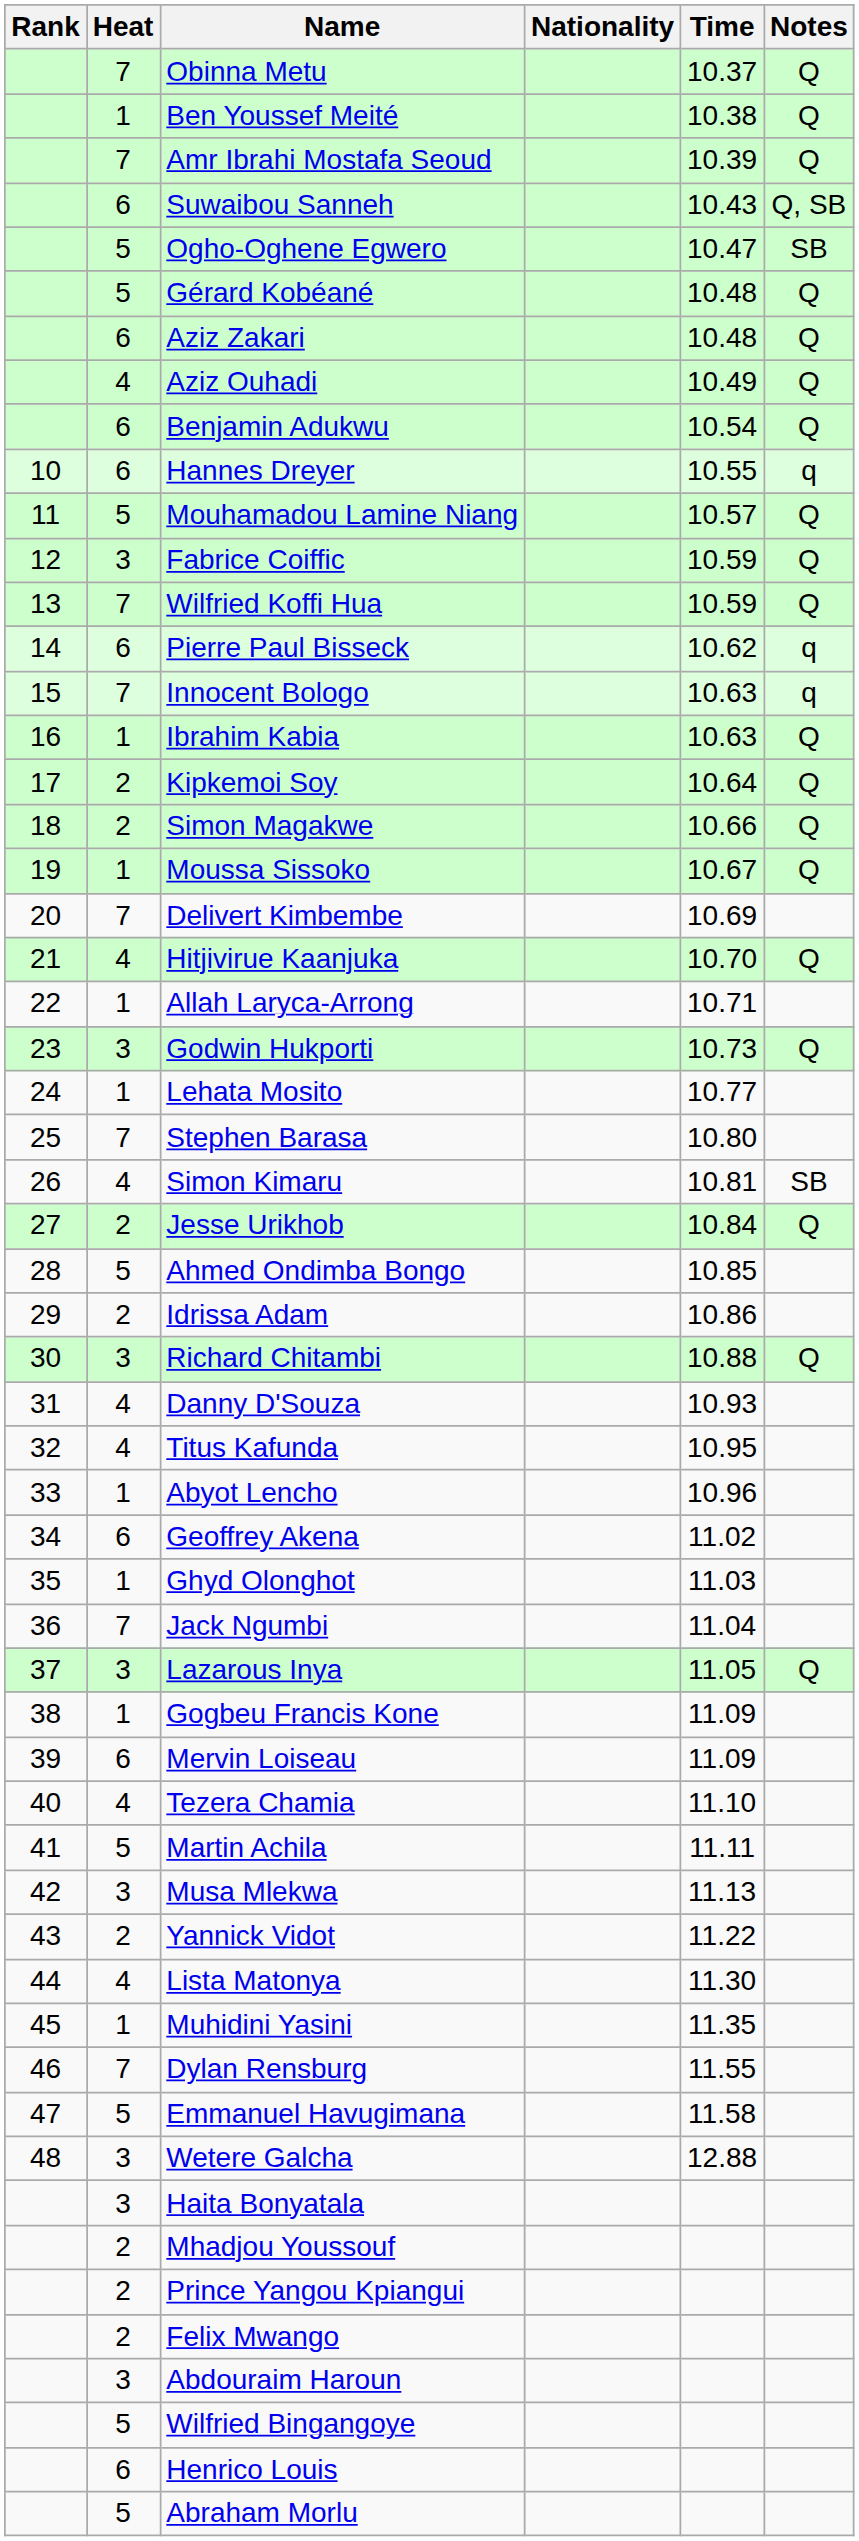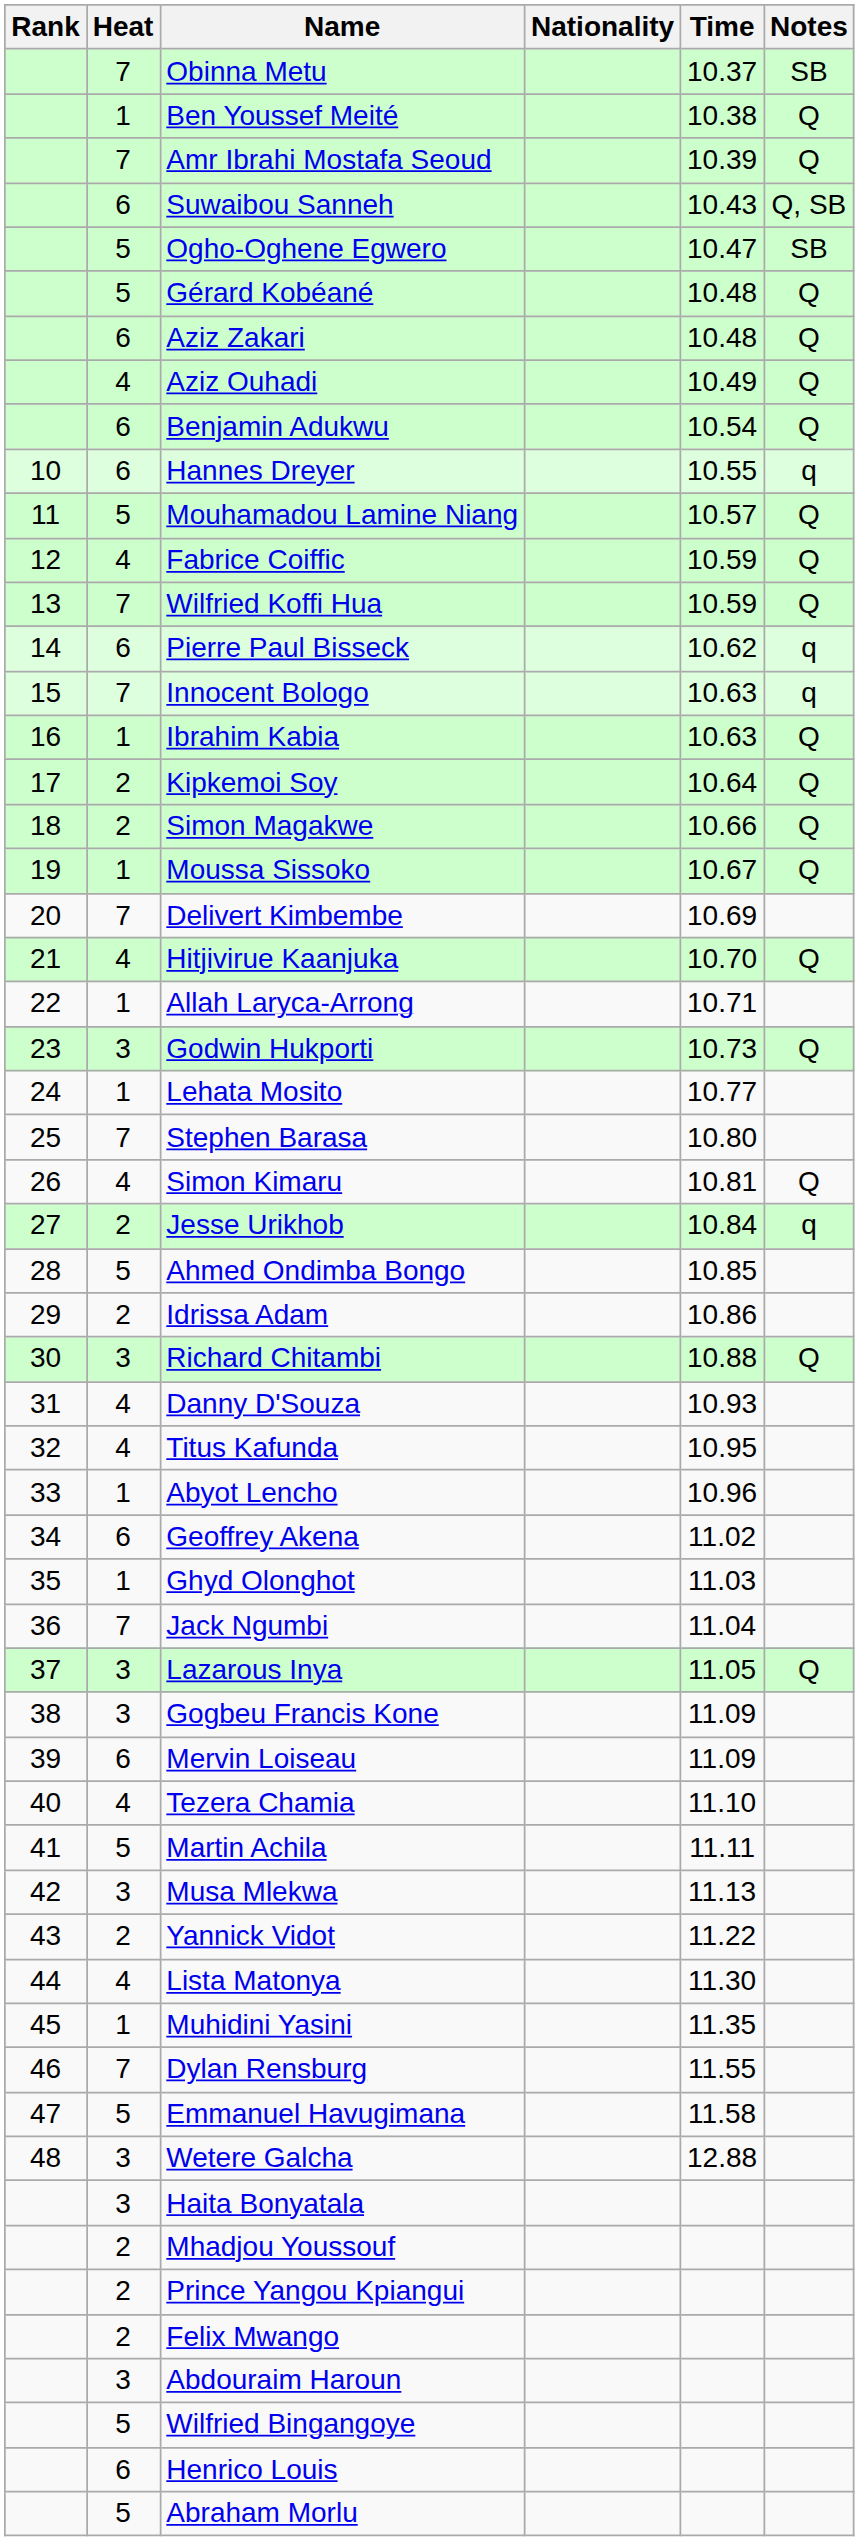(809, 71) Q -> (809, 71) SB
(123, 559) 3 -> (123, 559) 4
(809, 1181) SB -> (809, 1181) Q
(809, 1225) Q -> (809, 1225) q
(123, 1714) 1 -> (123, 1714) 3
